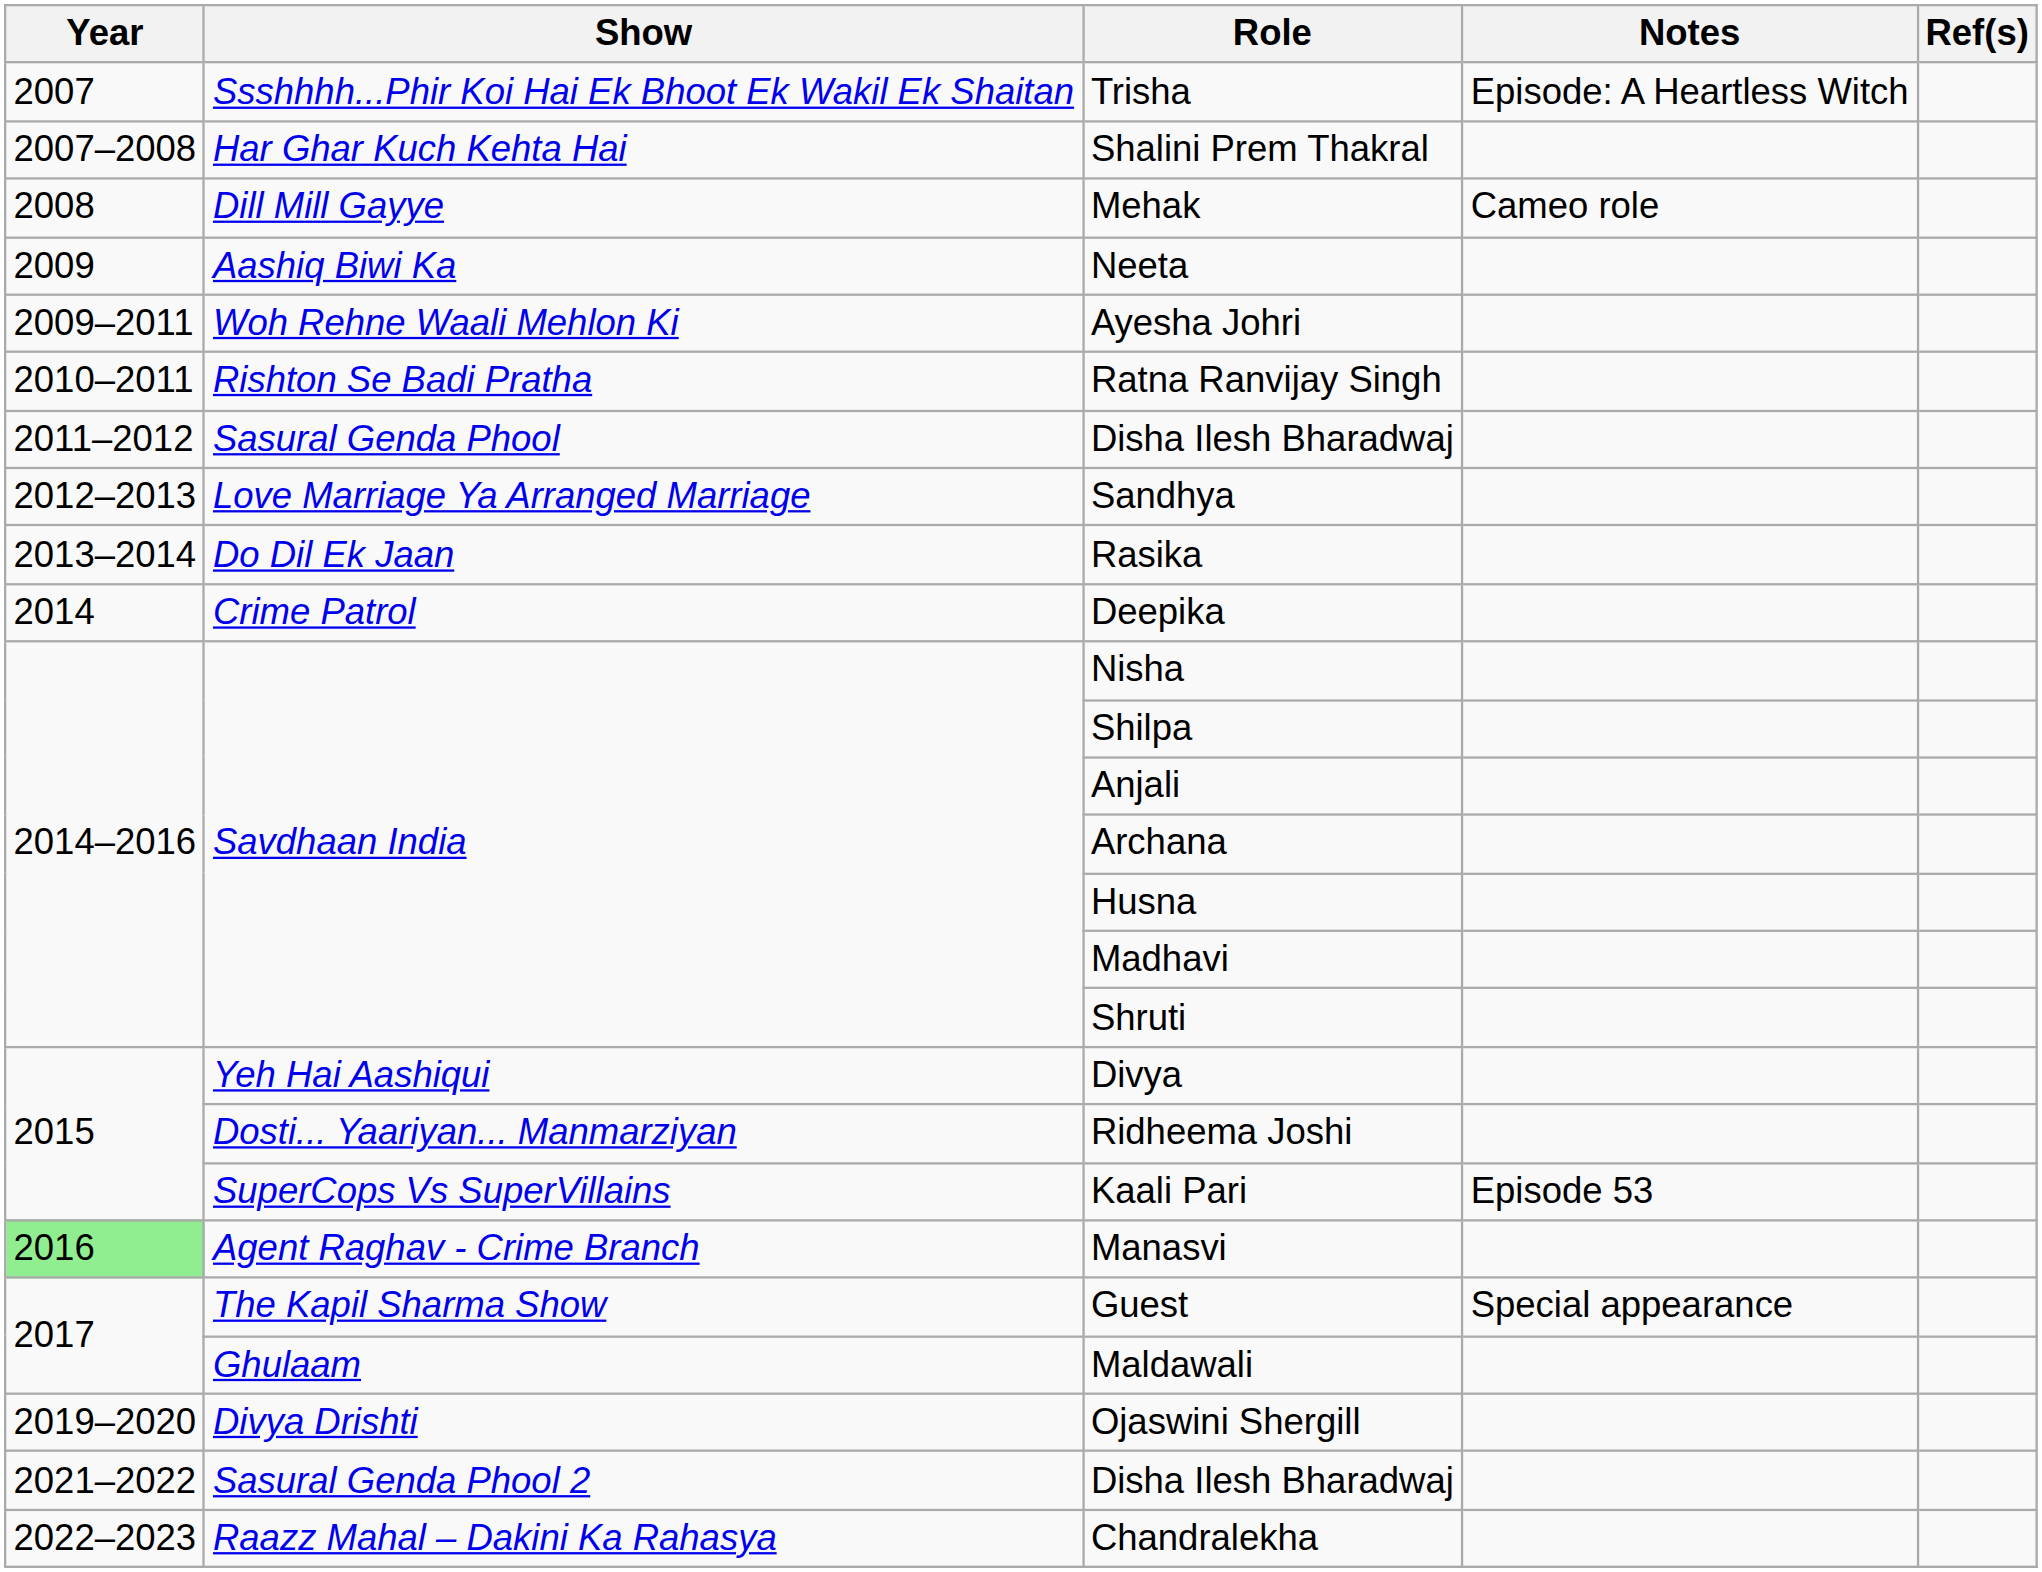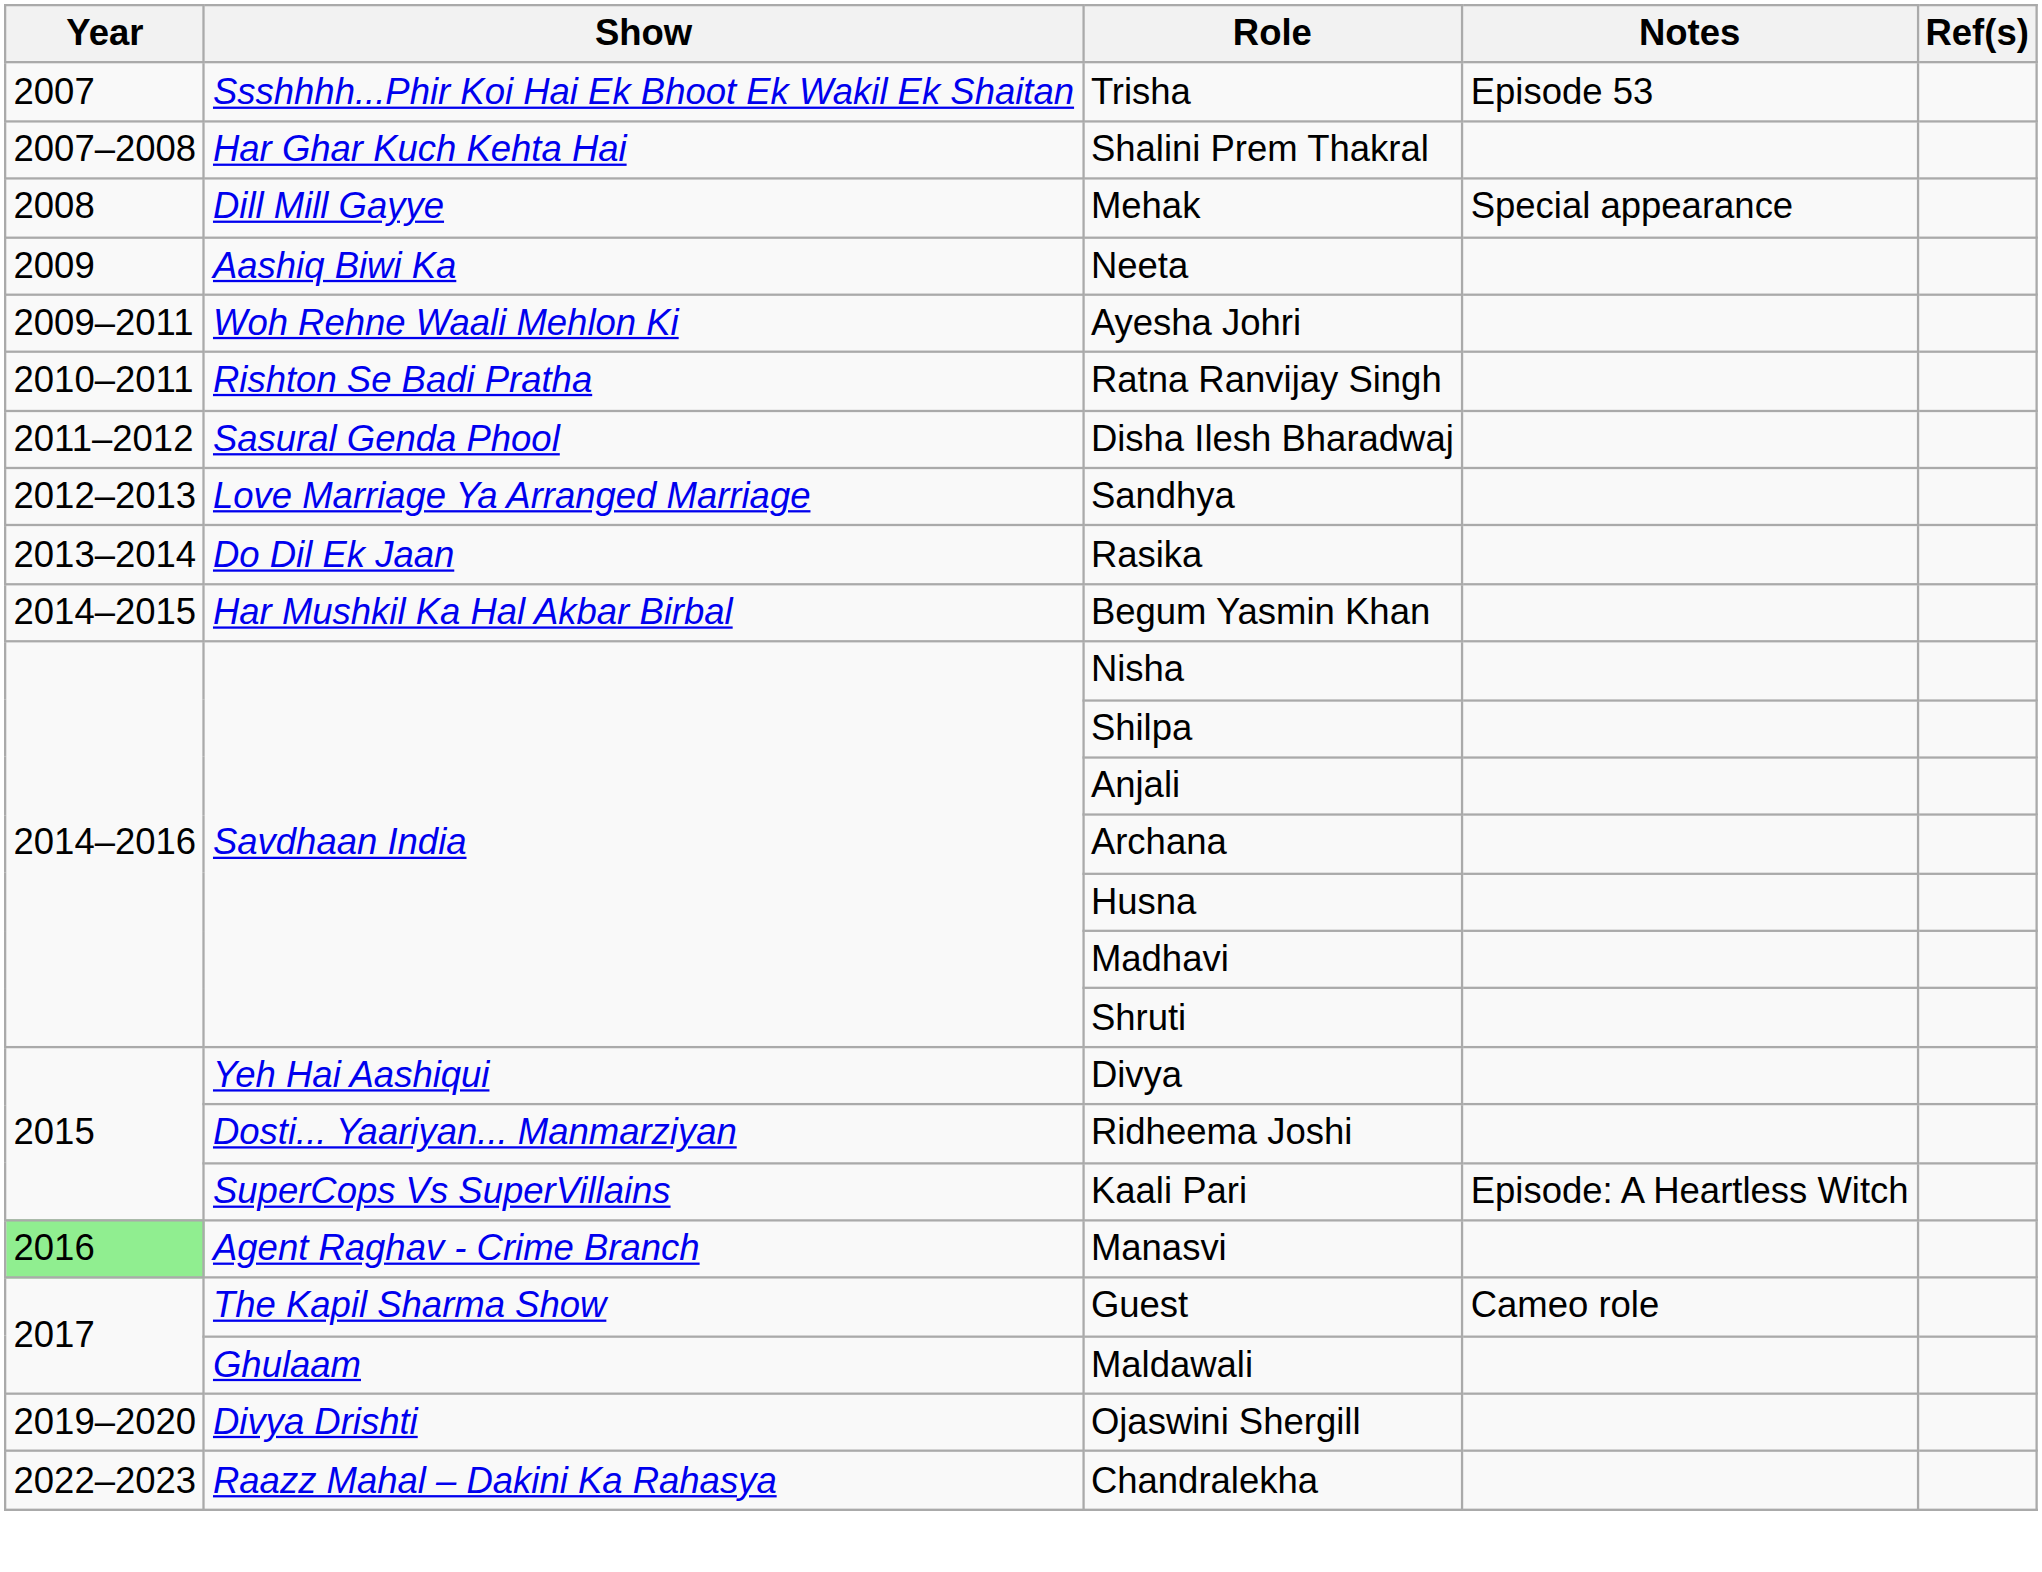(1690, 91) Episode: A Heartless Witch -> (1562, 91) Episode 53
(1565, 206) Cameo role -> (1632, 206) Special appearance
- row: (314, 611)
+ row: (473, 611)
(1562, 1190) Episode 53 -> (1690, 1190) Episode: A Heartless Witch
(1632, 1306) Special appearance -> (1565, 1306) Cameo role
- row: (402, 1479)
